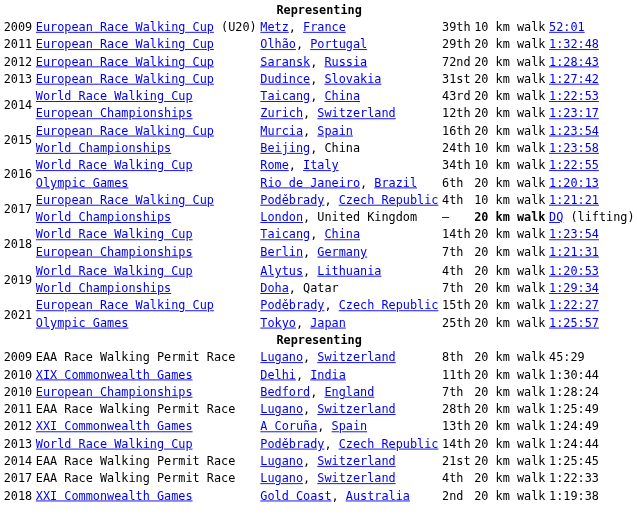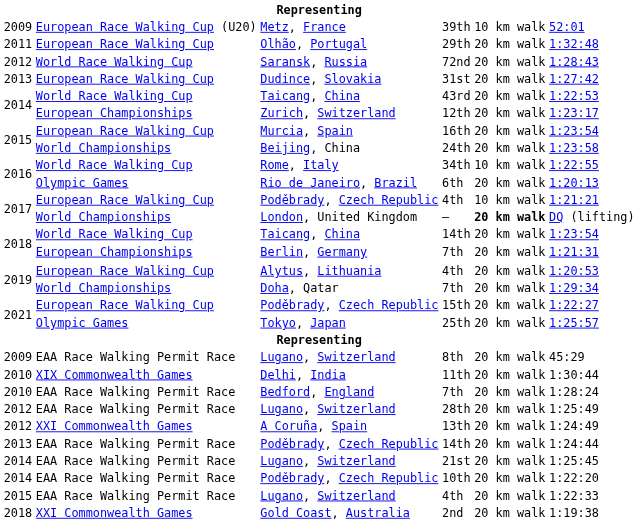(125, 61) European Race Walking Cup -> (114, 61) World Race Walking Cup
(510, 148) 10 km walk -> (510, 148) 20 km walk
(114, 271) World Race Walking Cup -> (125, 271) European Race Walking Cup
(114, 392) European Championships -> (136, 392) EAA Race Walking Permit Race
(18, 409) 2011 -> (18, 409) 2012
(114, 444) World Race Walking Cup -> (136, 444) EAA Race Walking Permit Race
+ row: (349, 478)
(18, 478) 2017 -> (18, 495) 2015
